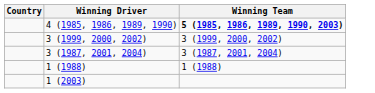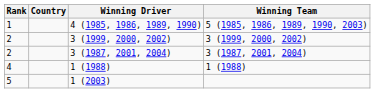+ column: (17, 11)
(262, 25) bold -> (287, 25) normal
